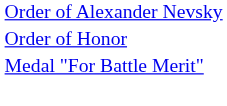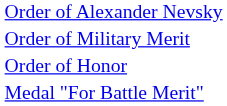+ row: (97, 38)
